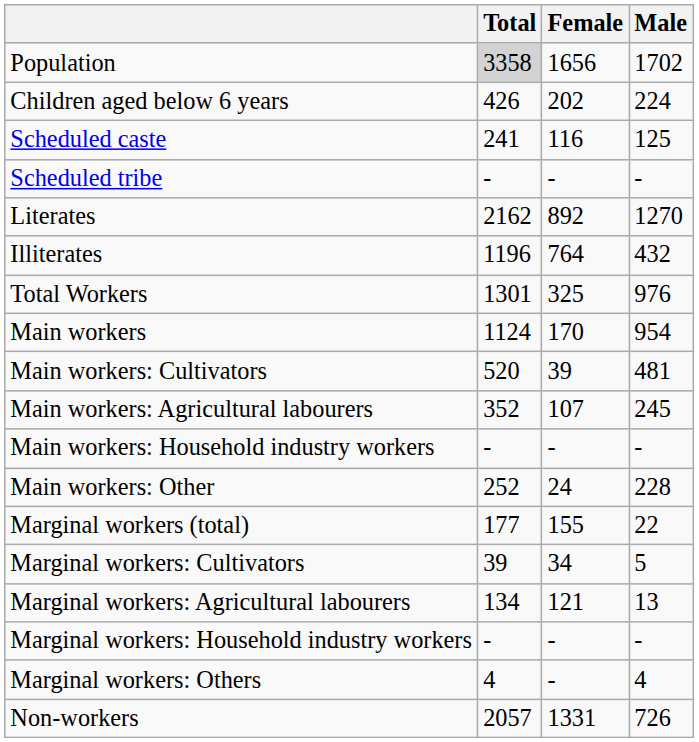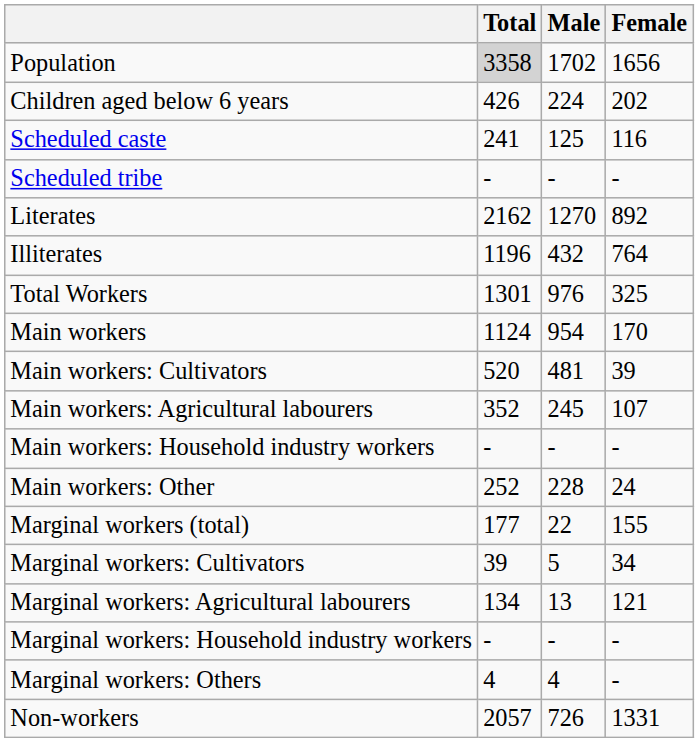columns swapped: (661, 23) <-> (585, 23)
